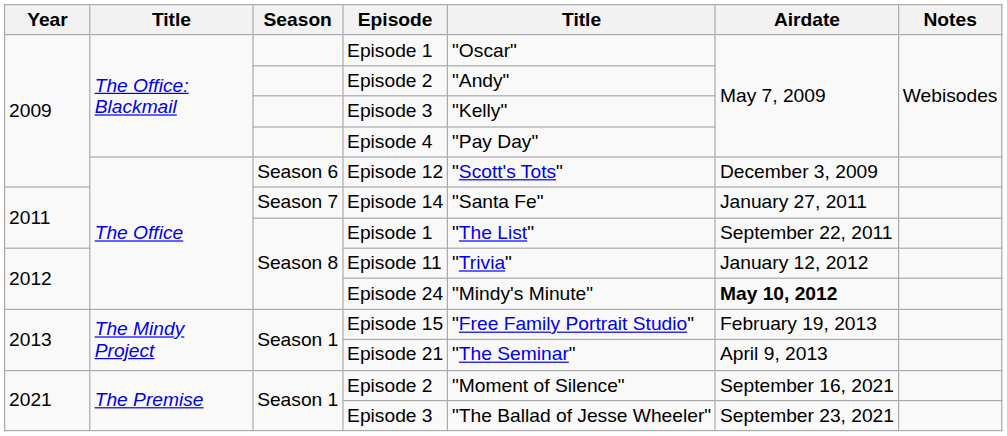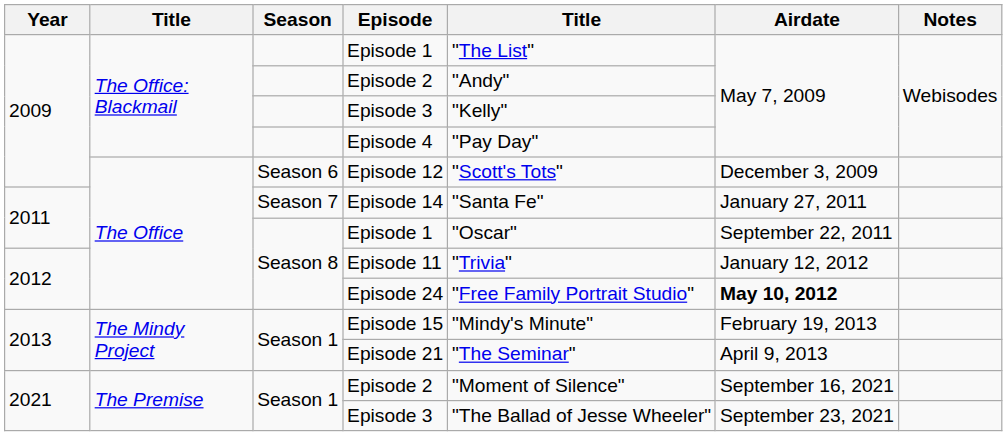(484, 50) "Oscar" -> (493, 50) "The List"
(493, 232) "The List" -> (484, 232) "Oscar"
(523, 293) "Mindy's Minute" -> (573, 293) "Free Family Portrait Studio"
(573, 324) "Free Family Portrait Studio" -> (523, 324) "Mindy's Minute"
